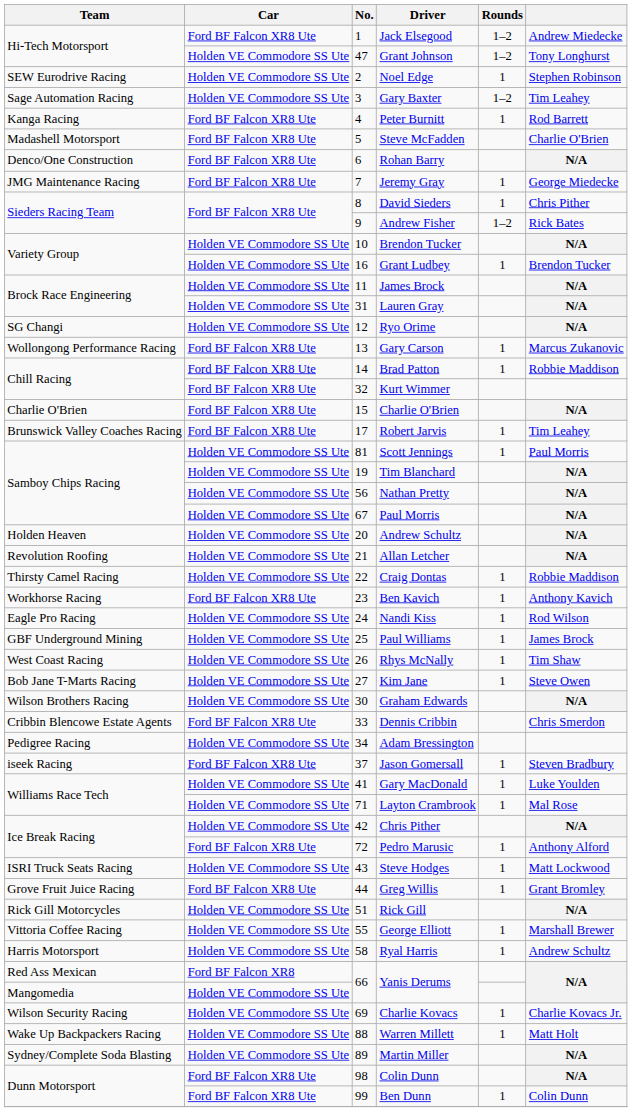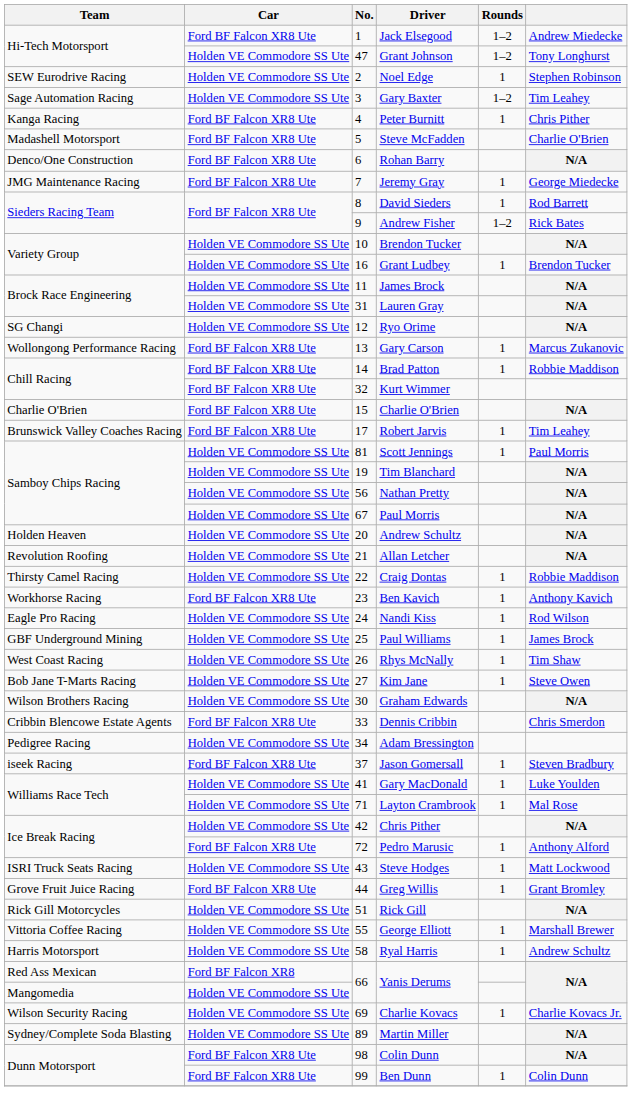(558, 119) Rod Barrett -> (559, 119) Chris Pither
(559, 202) Chris Pither -> (558, 202) Rod Barrett
- row: (84, 1034)
